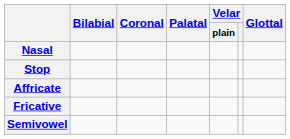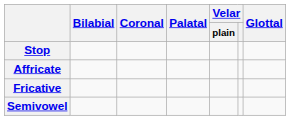- row: (37, 50)
